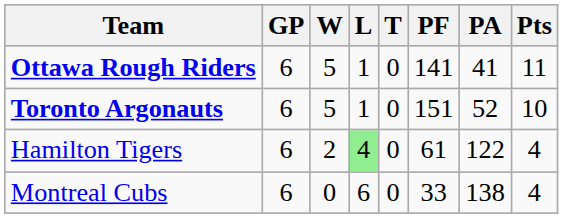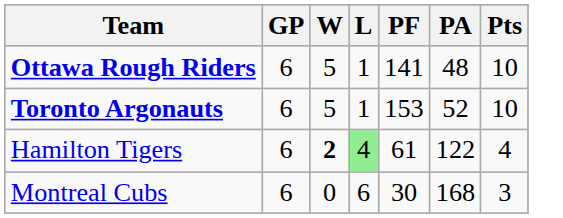- column: (393, 25)
(485, 66) 41 -> (455, 66) 48
(534, 66) 11 -> (505, 66) 10
(434, 108) 151 -> (404, 108) 153
(330, 150) normal -> (330, 150) bold
(434, 191) 33 -> (404, 191) 30
(485, 191) 138 -> (455, 191) 168
(534, 191) 4 -> (505, 191) 3
